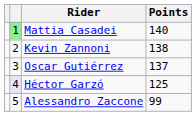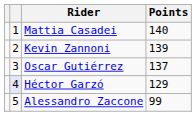(16, 31) lightgreen background -> (16, 31) no background
(159, 49) 138 -> (159, 49) 139
(159, 85) 125 -> (159, 85) 129
